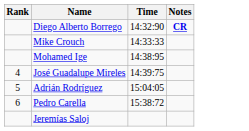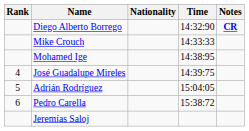+ column: (153, 12)
